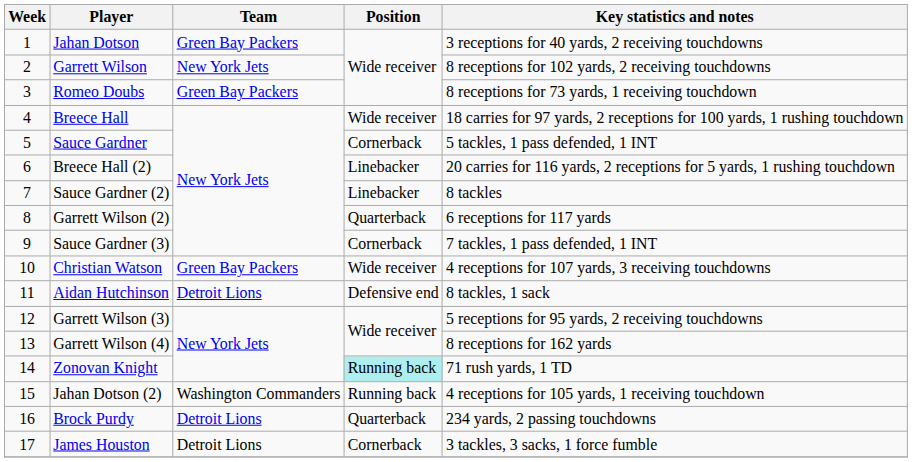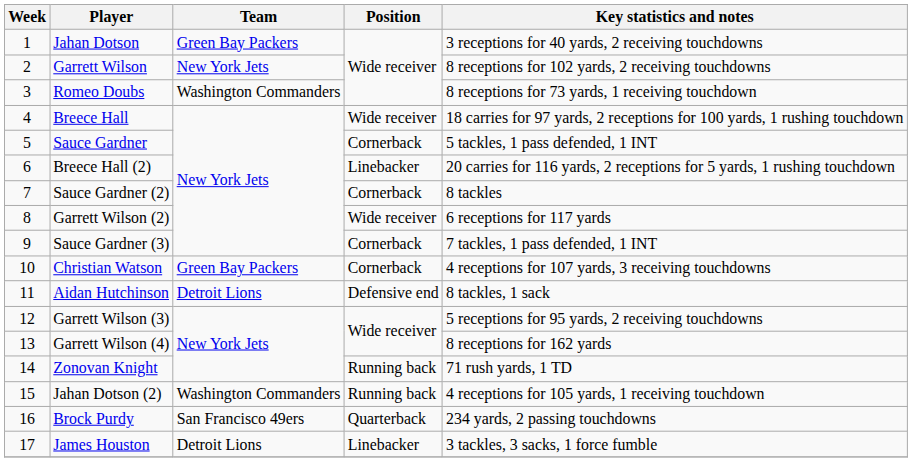(237, 92) Green Bay Packers -> (259, 92) Washington Commanders
(383, 192) Linebacker -> (385, 192) Cornerback
(387, 218) Quarterback -> (392, 218) Wide receiver
(392, 268) Wide receiver -> (385, 268) Cornerback
(392, 368) paleturquoise background -> (392, 368) no background
(219, 419) Detroit Lions -> (240, 419) San Francisco 49ers
(385, 444) Cornerback -> (383, 444) Linebacker
